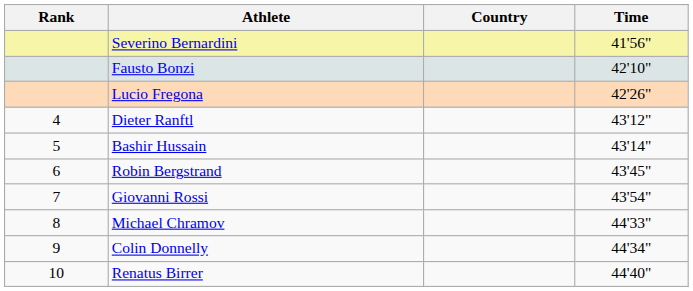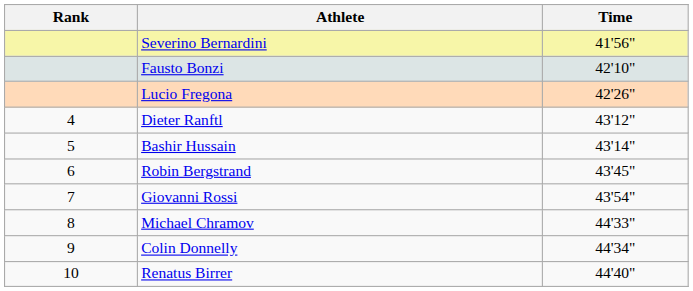- column: (499, 17)
